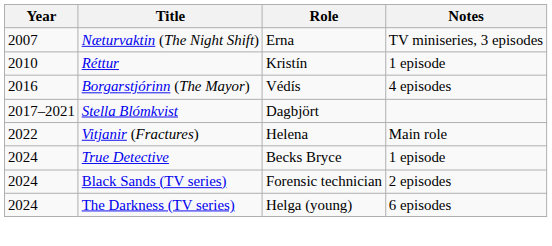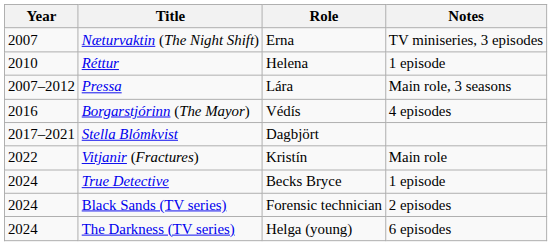(287, 63) Kristín -> (287, 63) Helena
+ row: (102, 87)
(287, 134) Helena -> (287, 157) Kristín
